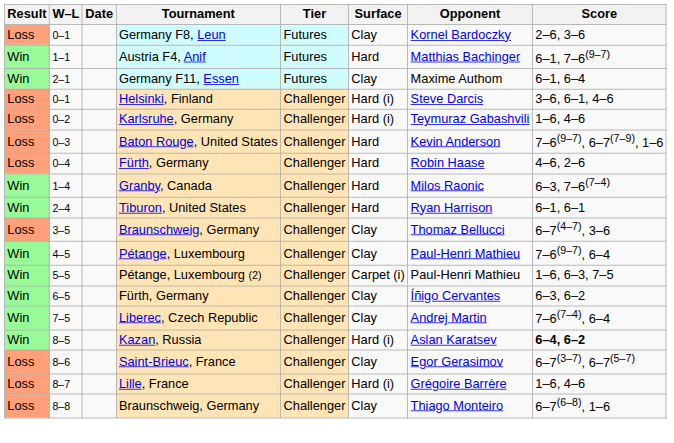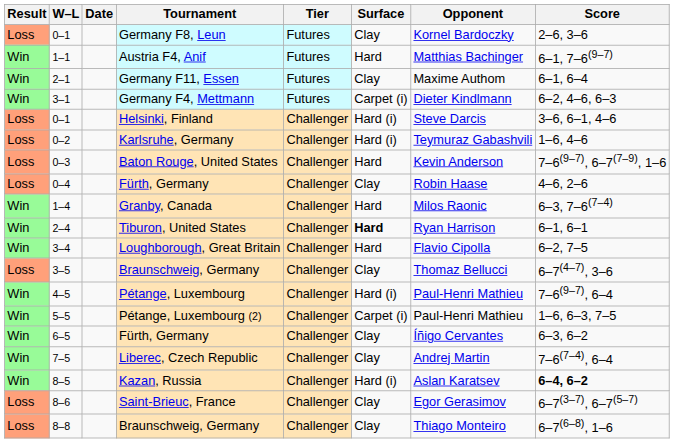+ row: (61, 100)
(365, 163) Hard -> (367, 183) Clay
(365, 207) normal -> (369, 228) bold
+ row: (61, 249)
(364, 253) Clay -> (376, 294) Hard (i)
- row: (61, 384)
